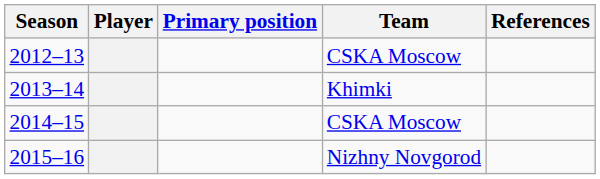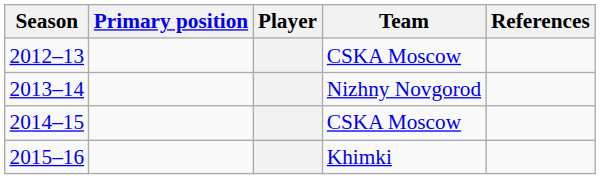columns swapped: (123, 21) <-> (240, 21)
(359, 88) Khimki -> (404, 88) Nizhny Novgorod
(404, 156) Nizhny Novgorod -> (359, 156) Khimki
